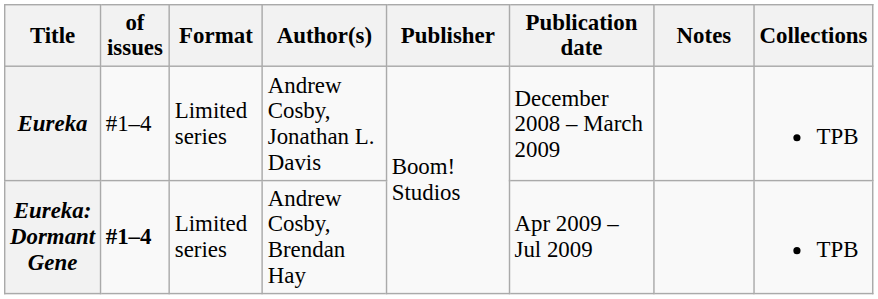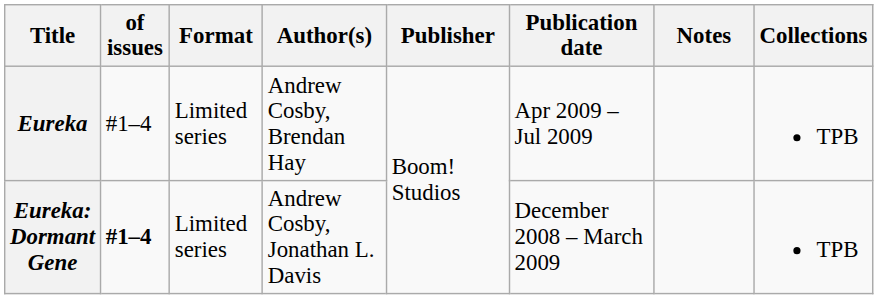(321, 123) Andrew Cosby, Jonathan L. Davis -> (306, 123) Andrew Cosby, Brendan Hay
(579, 123) December 2008 – March 2009 -> (567, 123) Apr 2009 – Jul 2009
(306, 236) Andrew Cosby, Brendan Hay -> (321, 236) Andrew Cosby, Jonathan L. Davis
(567, 236) Apr 2009 – Jul 2009 -> (579, 236) December 2008 – March 2009
